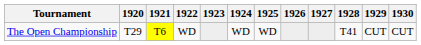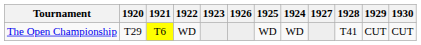columns swapped: (241, 13) <-> (295, 13)
